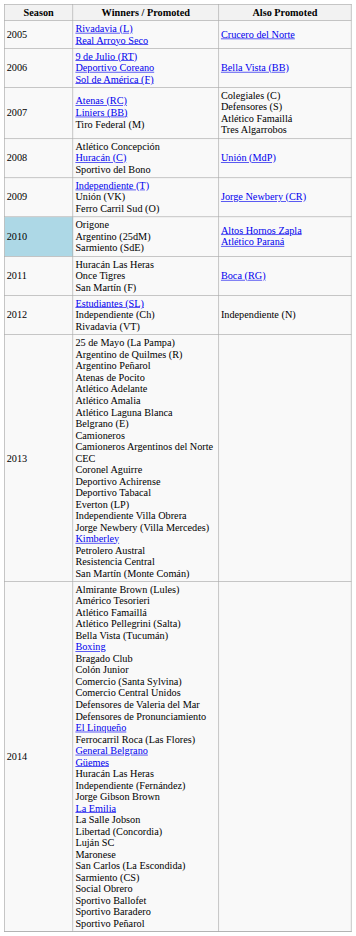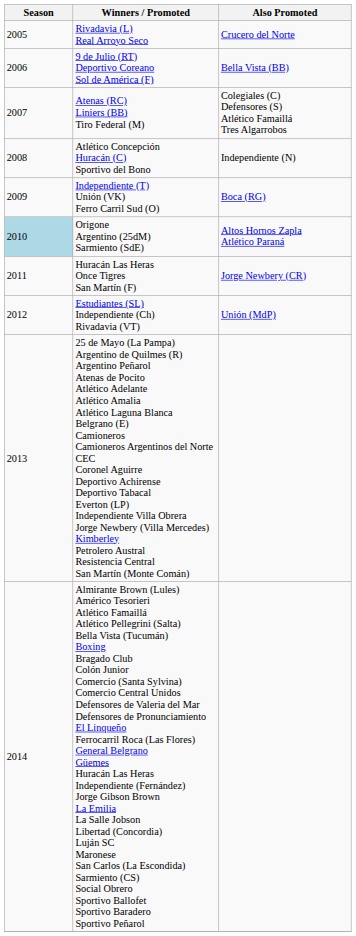(248, 158) Unión (MdP) -> (258, 158) Independiente (N)
(263, 197) Jorge Newbery (CR) -> (243, 197) Boca (RG)
(243, 276) Boca (RG) -> (263, 276) Jorge Newbery (CR)
(258, 315) Independiente (N) -> (248, 315) Unión (MdP)
